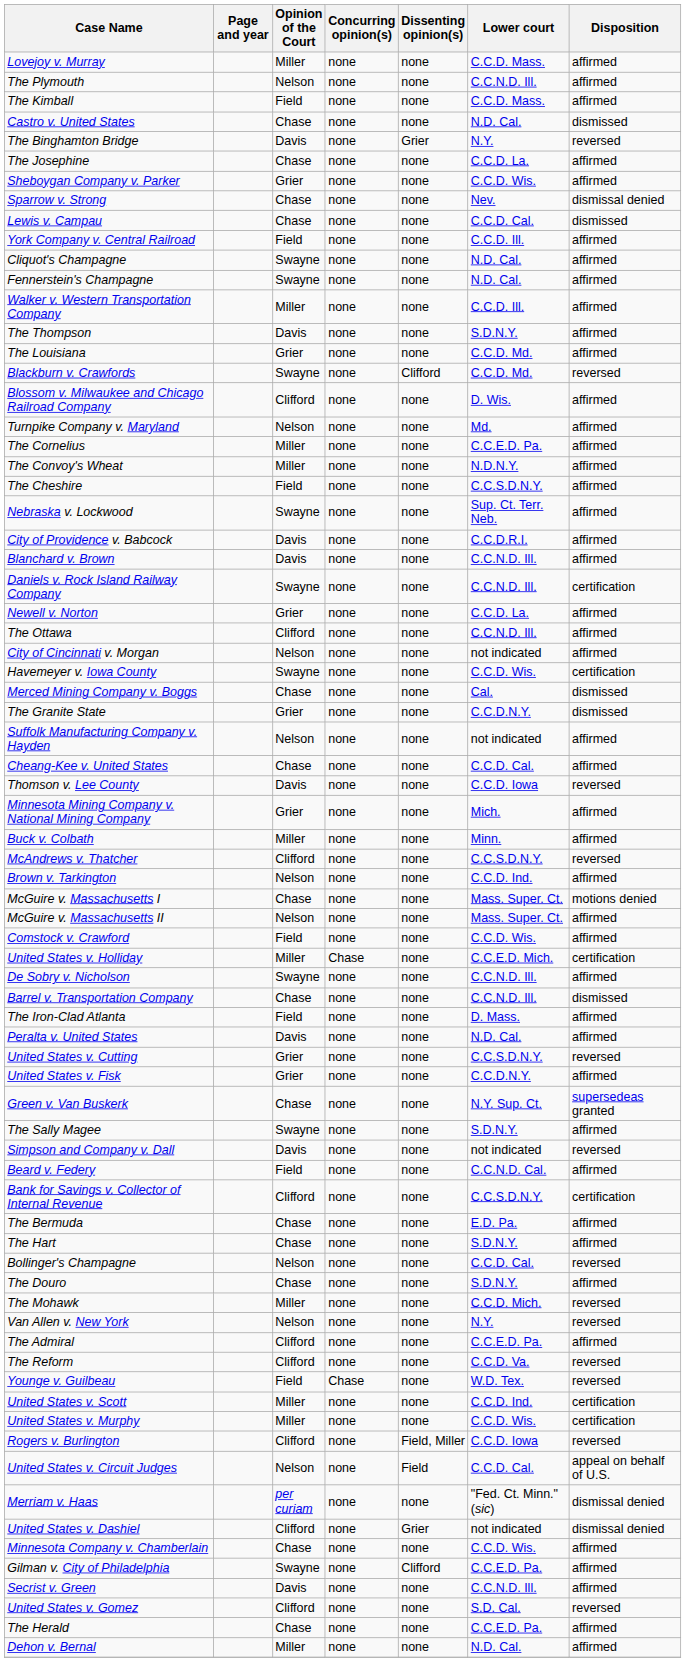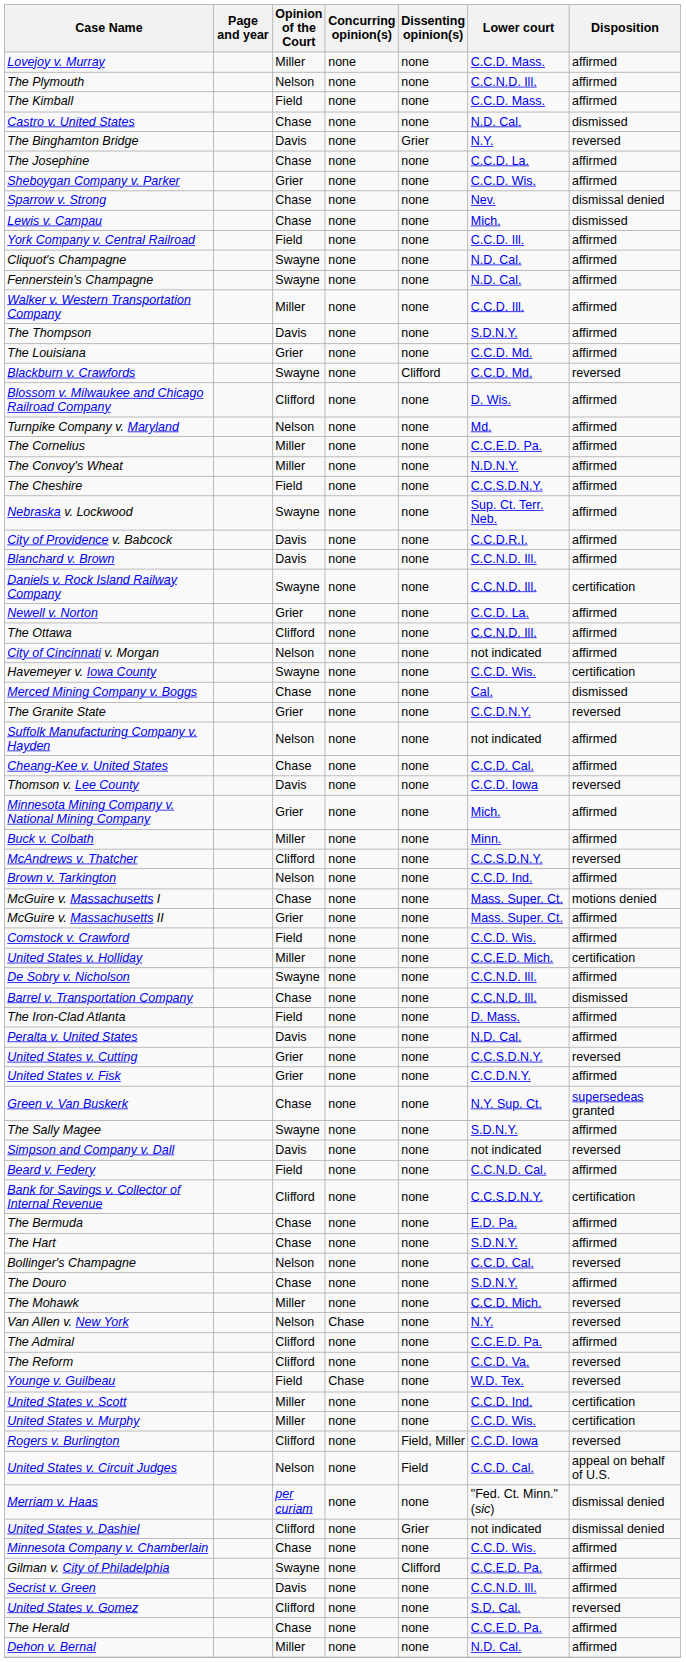(502, 220) C.C.D. Cal. -> (486, 220) Mich.
(600, 712) dismissed -> (596, 712) reversed
(295, 918) Nelson -> (289, 918) Grier
(346, 958) Chase -> (342, 958) none
(342, 1322) none -> (346, 1322) Chase
